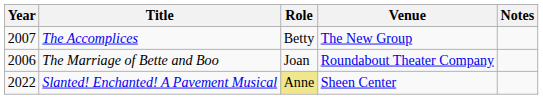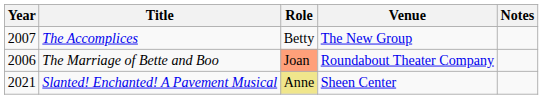(297, 60) no background -> (297, 60) lightsalmon background
(22, 82) 2022 -> (22, 82) 2021
